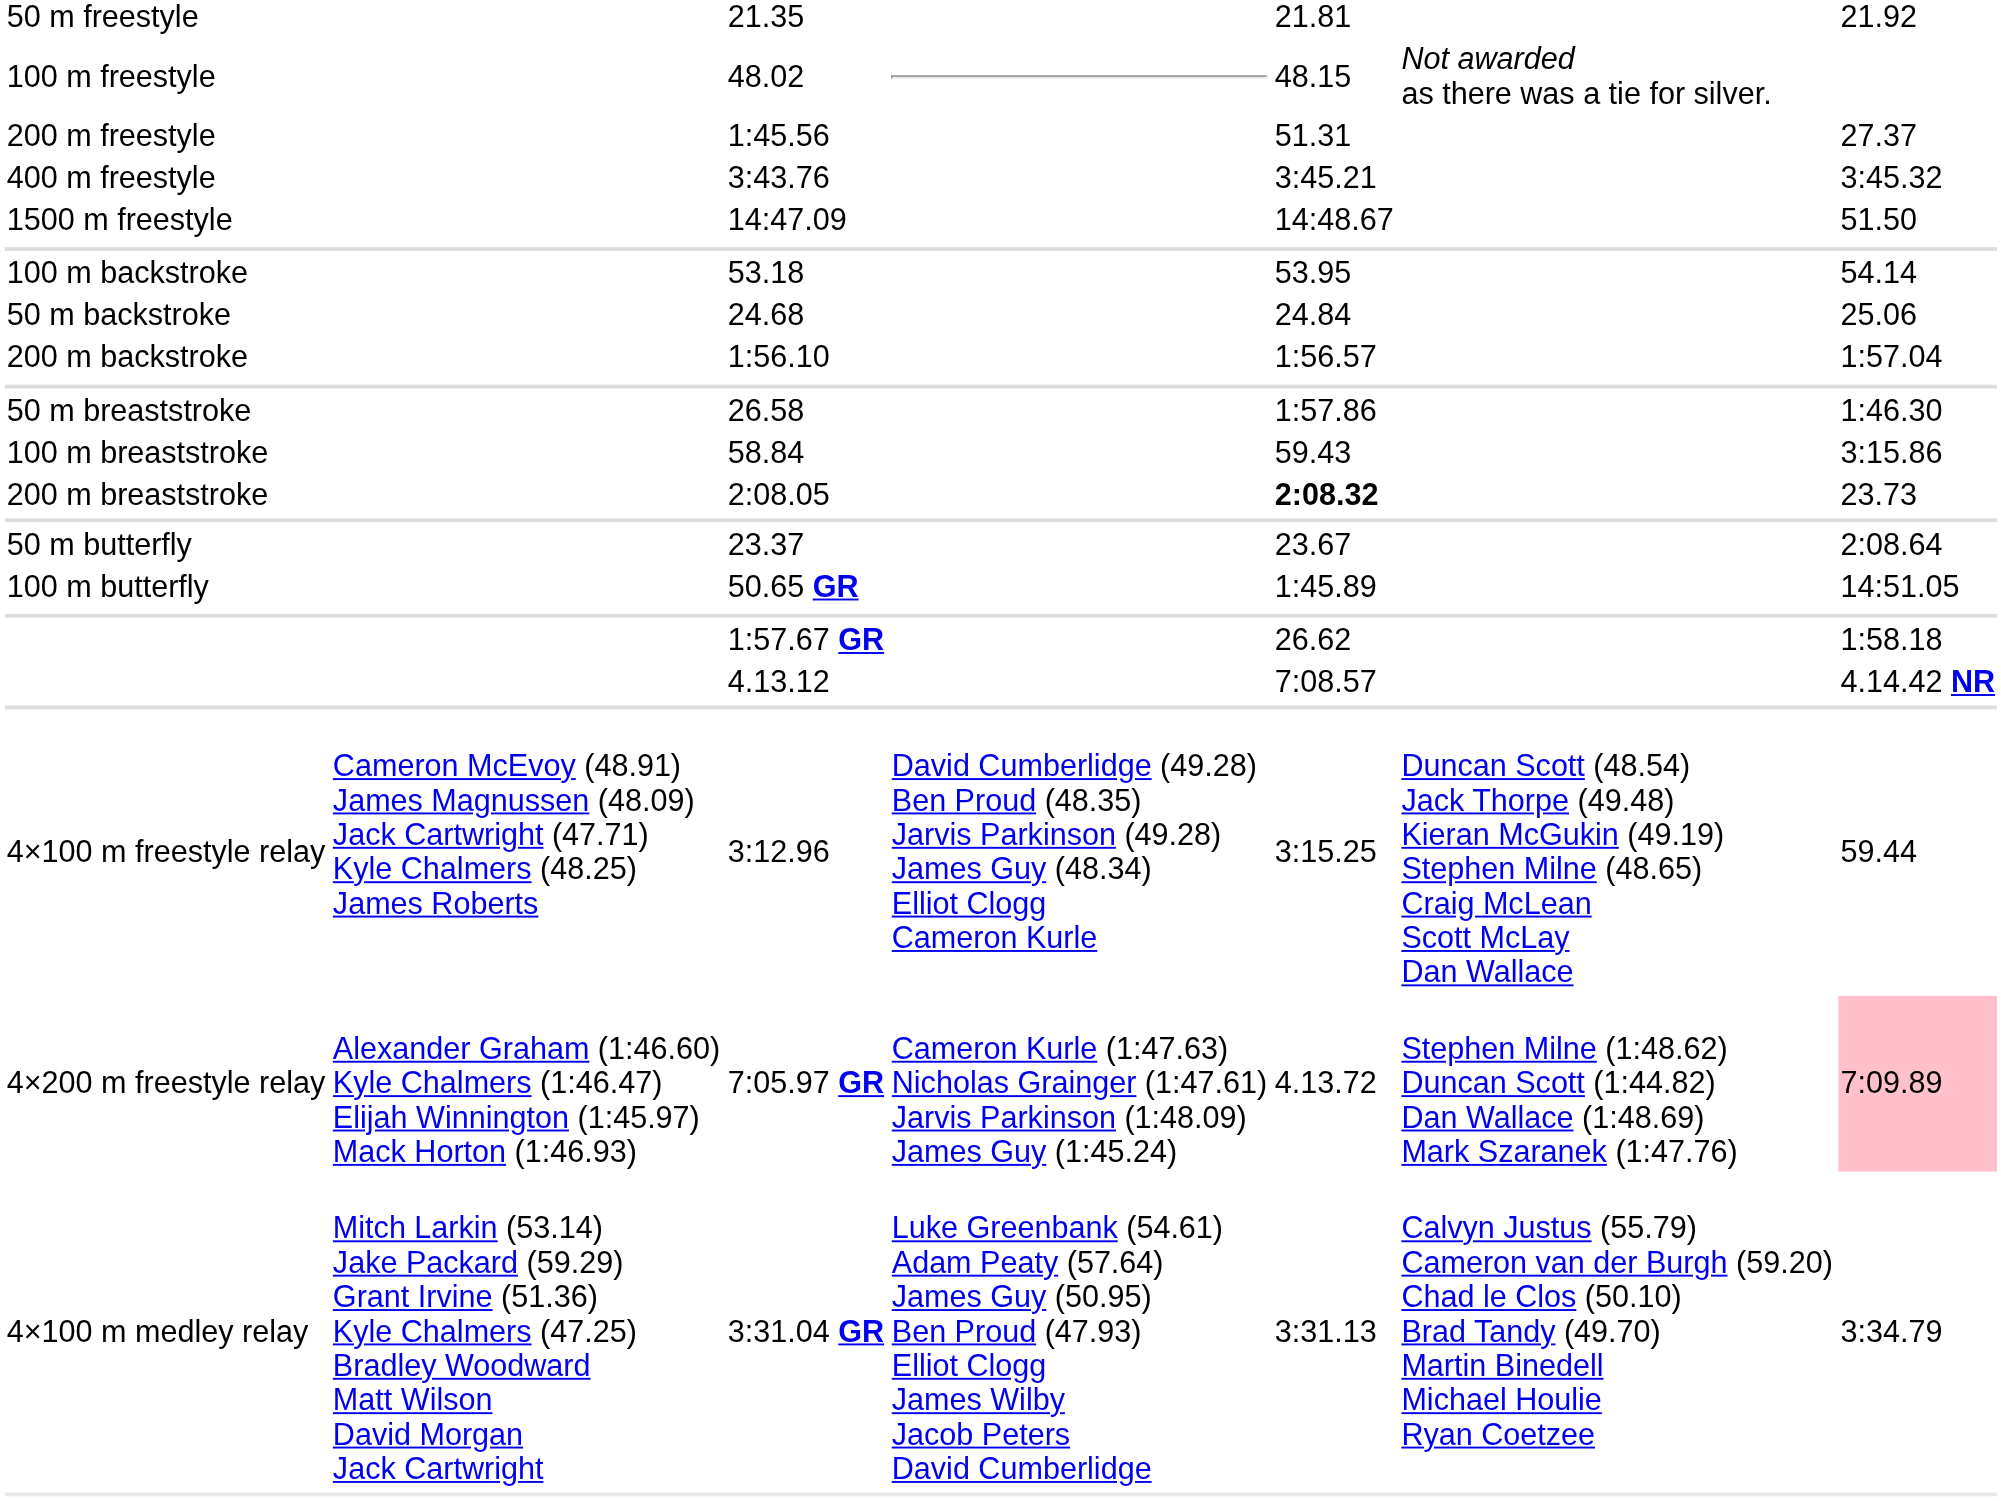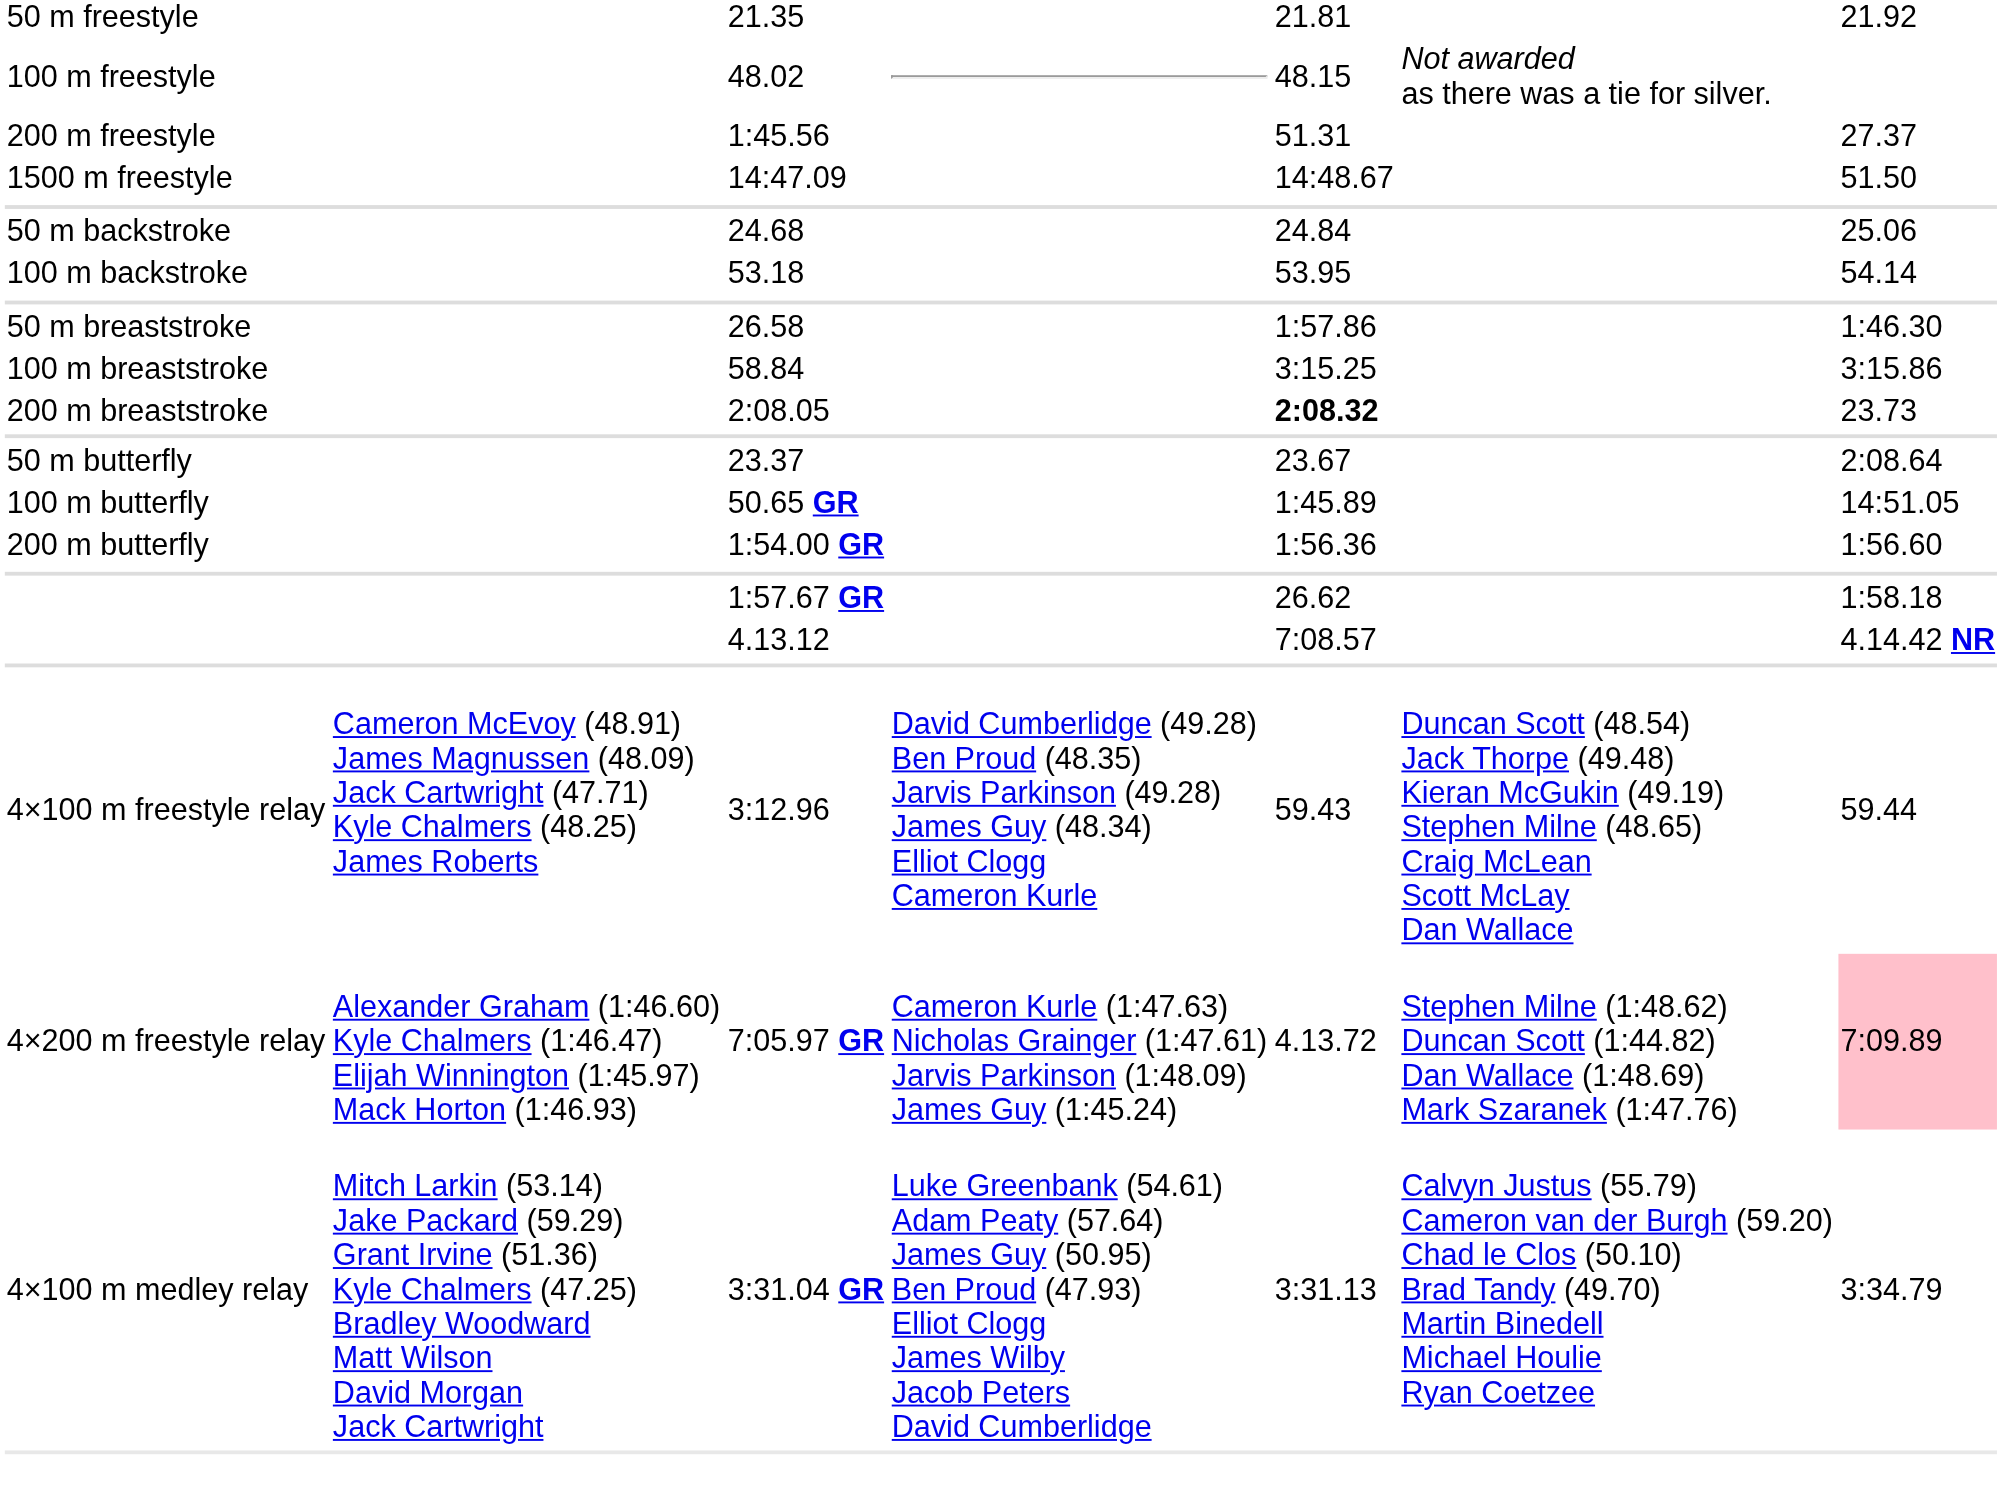- row: (111, 177)
rows swapped: (119, 315) <-> (127, 273)
- row: (127, 357)
(1313, 452) 59.43 -> (1326, 368) 3:15.25
+ row: (108, 544)
(1326, 852) 3:15.25 -> (1313, 810) 59.43
